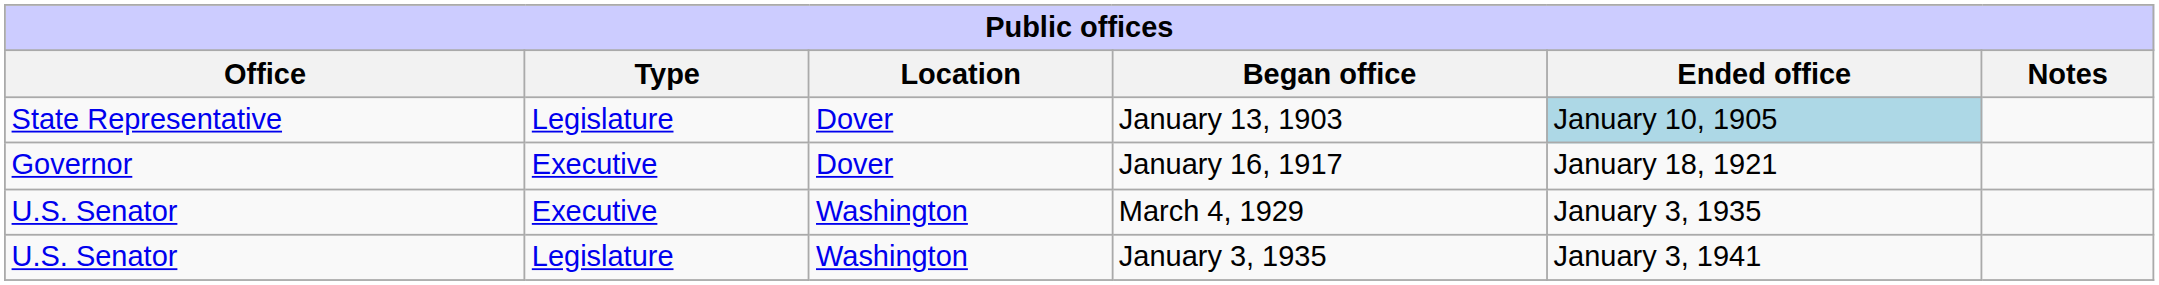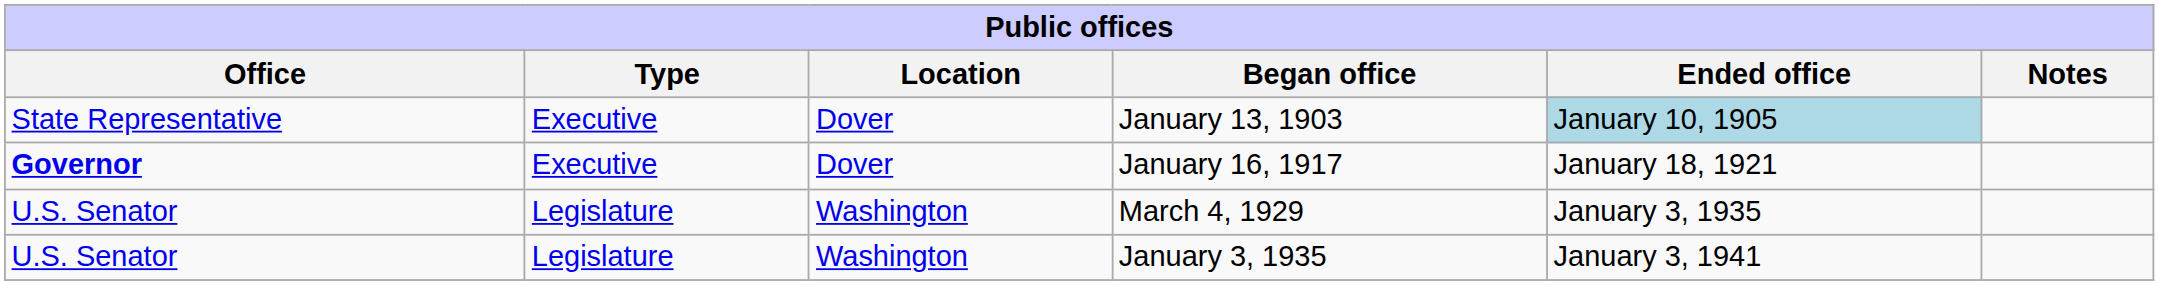(603, 119) Legislature -> (595, 119) Executive
(72, 165) normal -> (77, 165) bold
(595, 211) Executive -> (603, 211) Legislature
